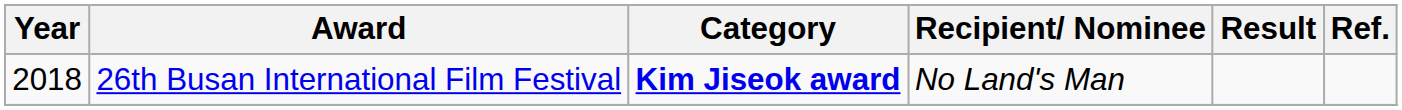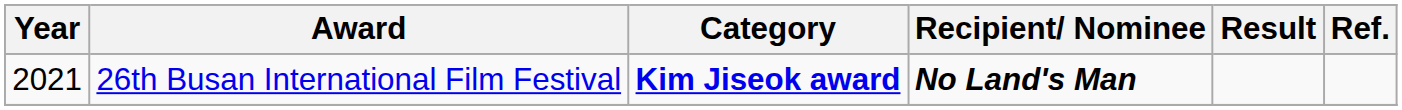(47, 79) 2018 -> (47, 79) 2021
(1020, 79) normal -> (1026, 79) bold
